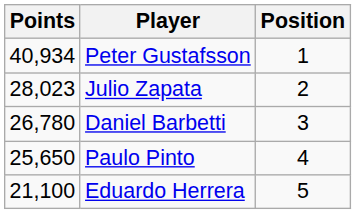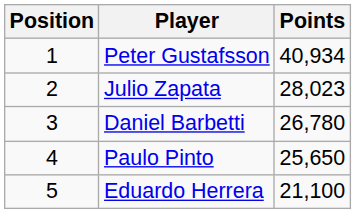columns swapped: (303, 21) <-> (42, 21)
